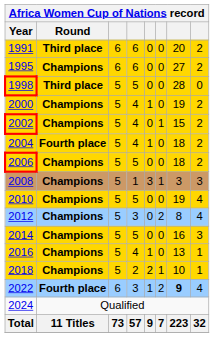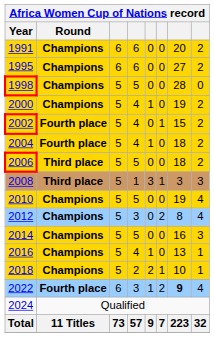(73, 48) Third place -> (73, 48) Champions
(73, 85) Third place -> (73, 85) Champions
(73, 124) Champions -> (73, 124) Fourth place
(73, 162) Champions -> (73, 162) Third place
(73, 181) Champions -> (73, 181) Third place
